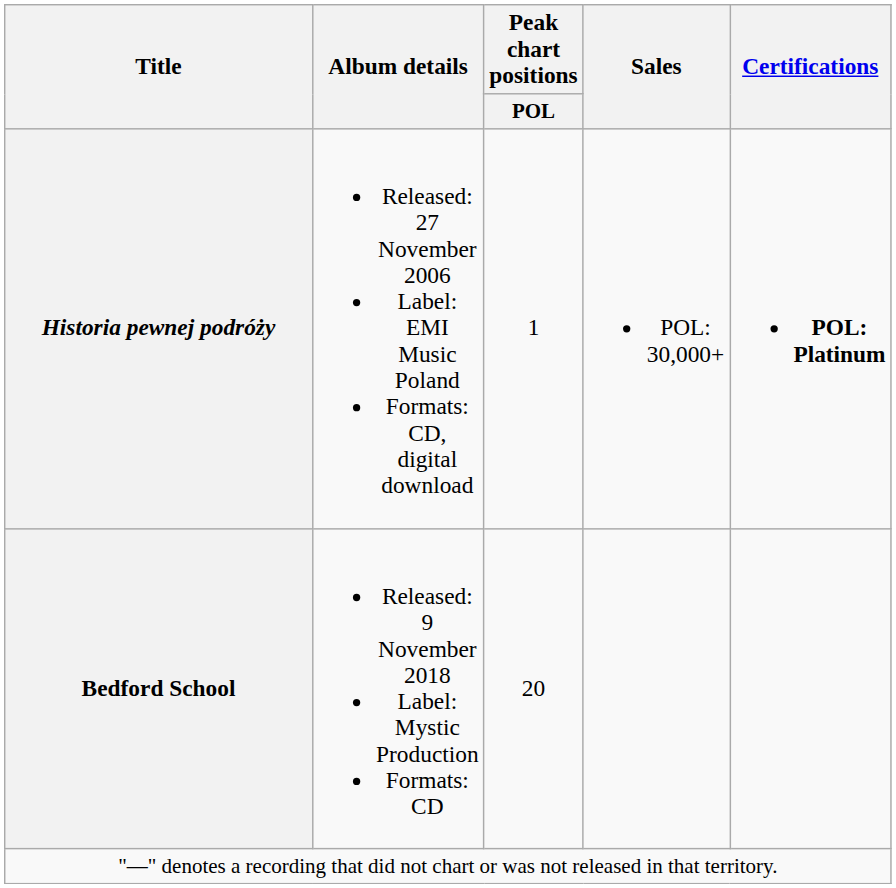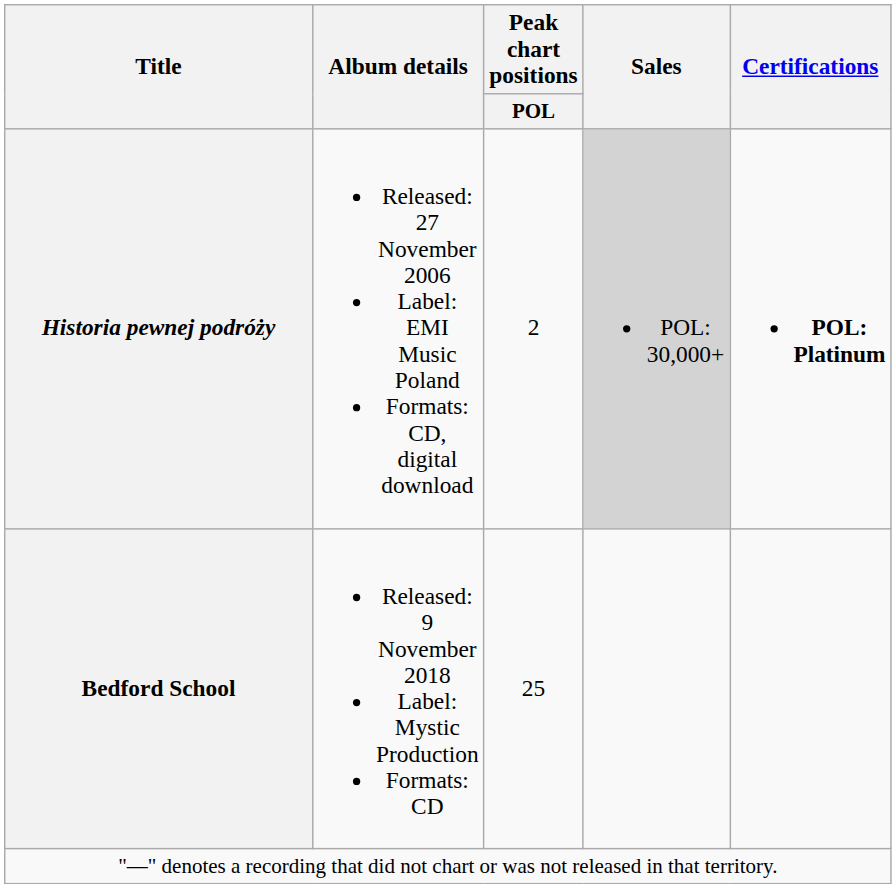(534, 328) 1 -> (534, 328) 2
(656, 342) no background -> (656, 342) lightgrey background
(534, 688) 20 -> (534, 688) 25
